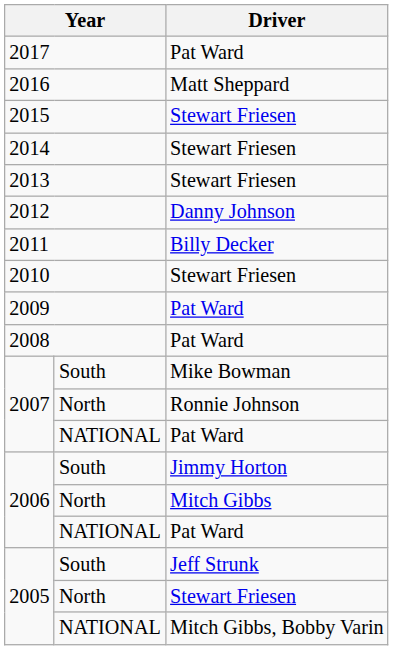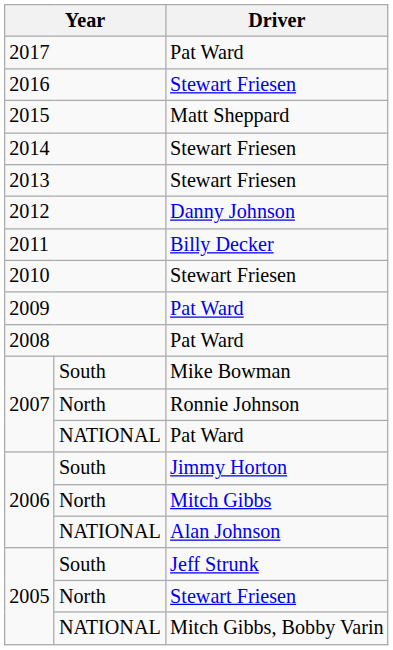(230, 84) Matt Sheppard -> (233, 84) Stewart Friesen
(233, 116) Stewart Friesen -> (230, 116) Matt Sheppard
(207, 532) Pat Ward -> (225, 532) Alan Johnson
